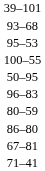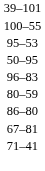- row: (22, 25)
rows swapped: (22, 42) <-> (22, 60)
